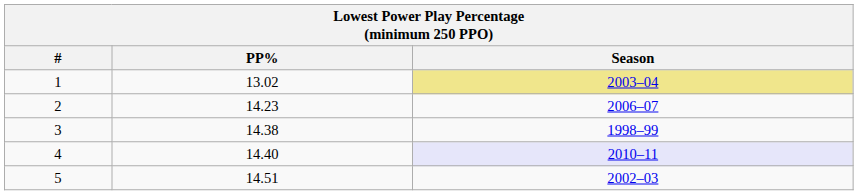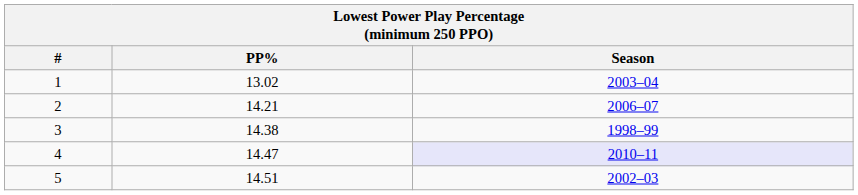(633, 82) khaki background -> (633, 82) no background
(262, 106) 14.23 -> (262, 106) 14.21
(262, 154) 14.40 -> (262, 154) 14.47
